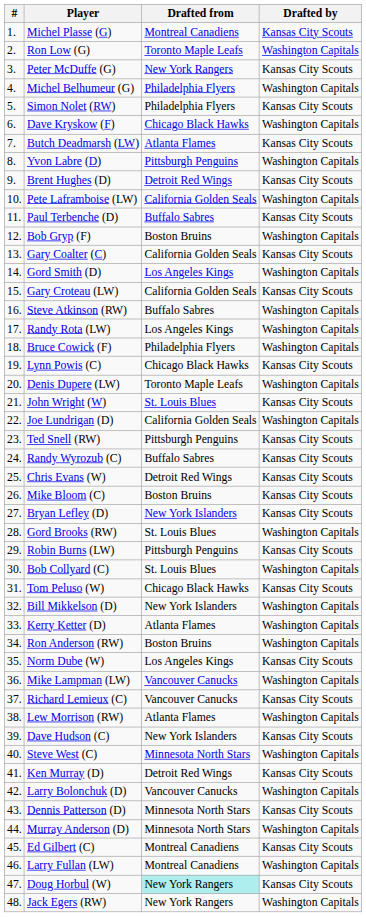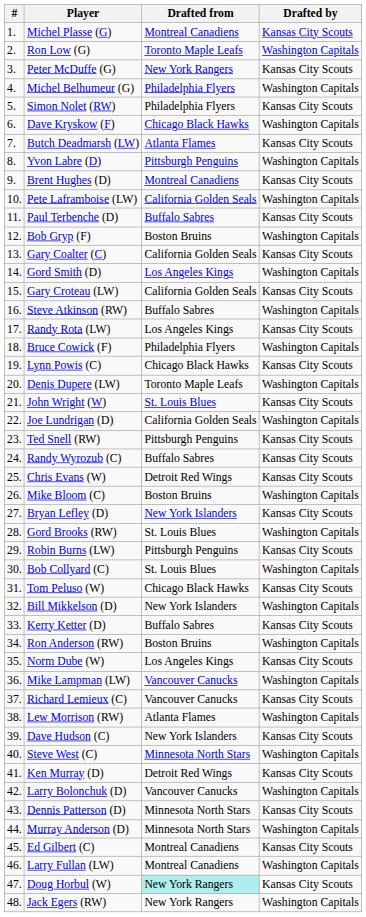(188, 180) Detroit Red Wings -> (192, 180) Montreal Canadiens
(310, 328) Washington Capitals -> (307, 328) Kansas City Scouts
(307, 495) Kansas City Scouts -> (310, 495) Washington Capitals
(180, 625) Atlanta Flames -> (179, 625) Buffalo Sabres
(310, 625) Washington Capitals -> (307, 625) Kansas City Scouts
